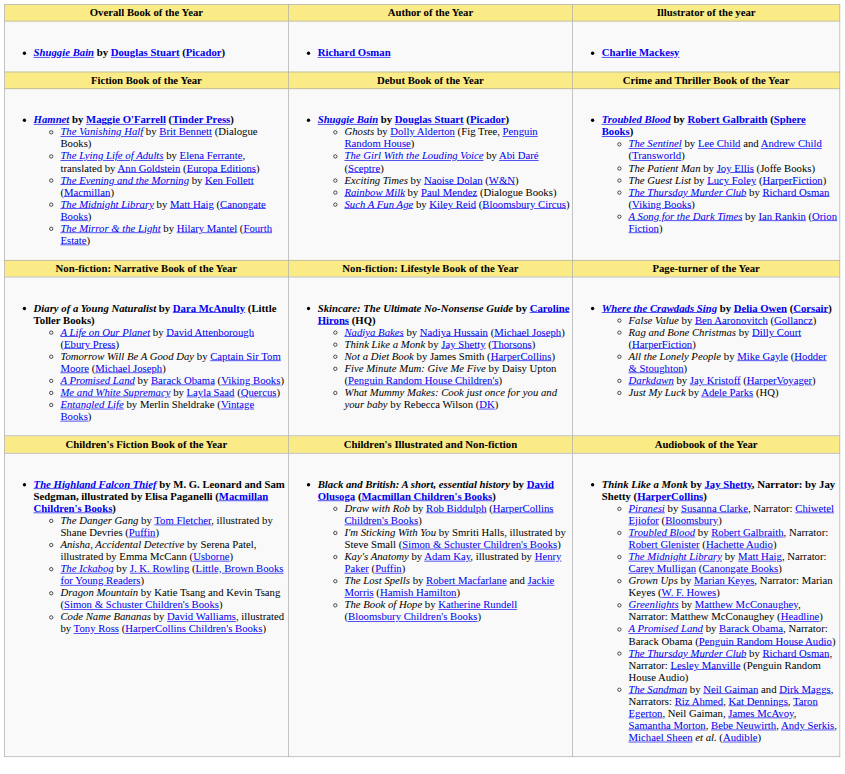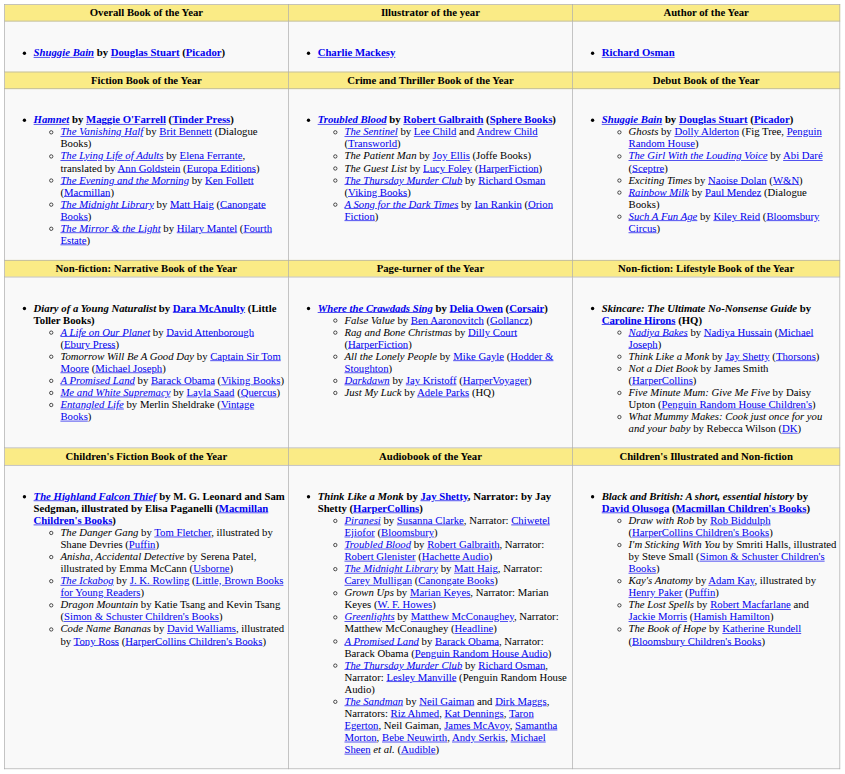columns swapped: (430, 13) <-> (706, 13)
